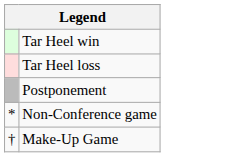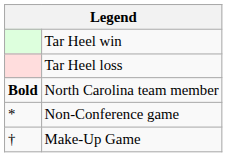- row: (64, 90)
+ row: (132, 90)
